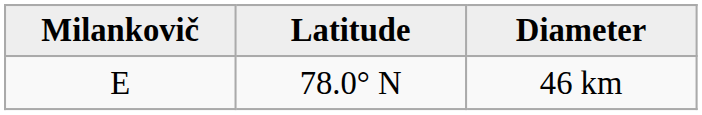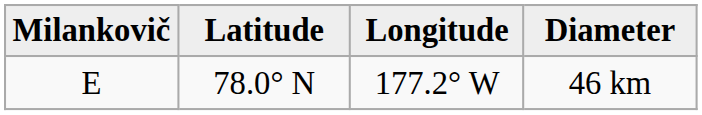+ column: (437, 30)
